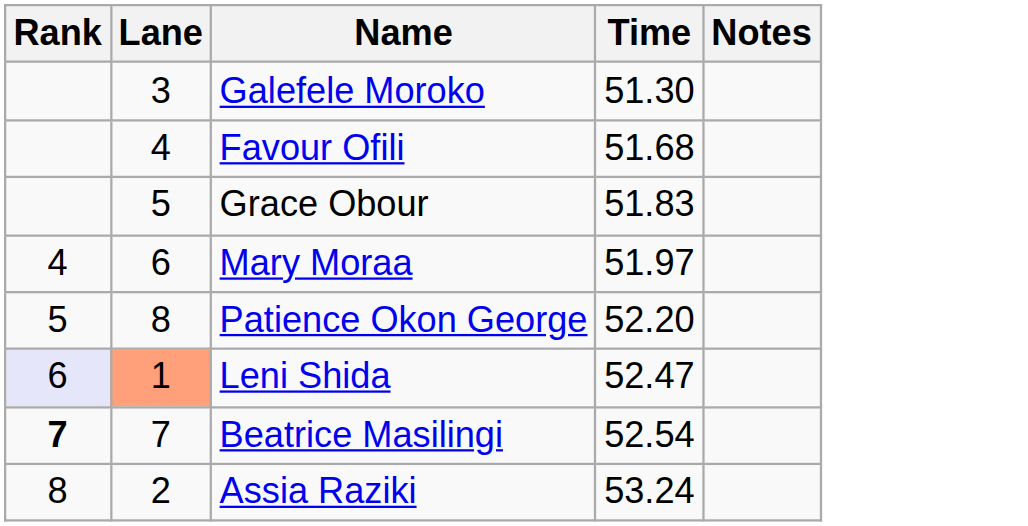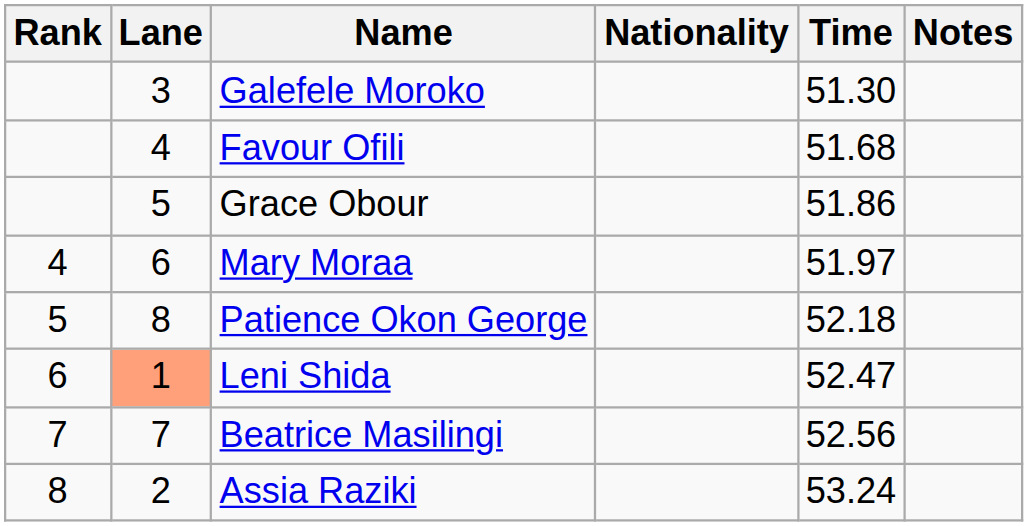+ column: (697, 33)
(649, 205) 51.83 -> (851, 205) 51.86
(649, 319) 52.20 -> (851, 319) 52.18
(58, 377) lavender background -> (58, 377) no background
(58, 434) bold -> (58, 434) normal
(649, 434) 52.54 -> (851, 434) 52.56
